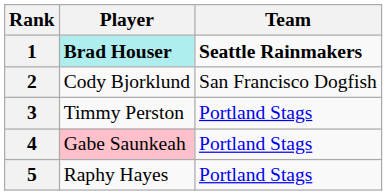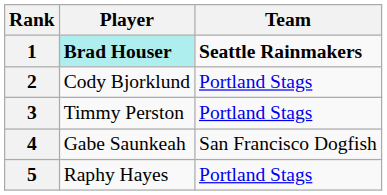(288, 81) San Francisco Dogfish -> (256, 81) Portland Stags
(125, 143) pink background -> (125, 143) no background
(256, 143) Portland Stags -> (288, 143) San Francisco Dogfish
